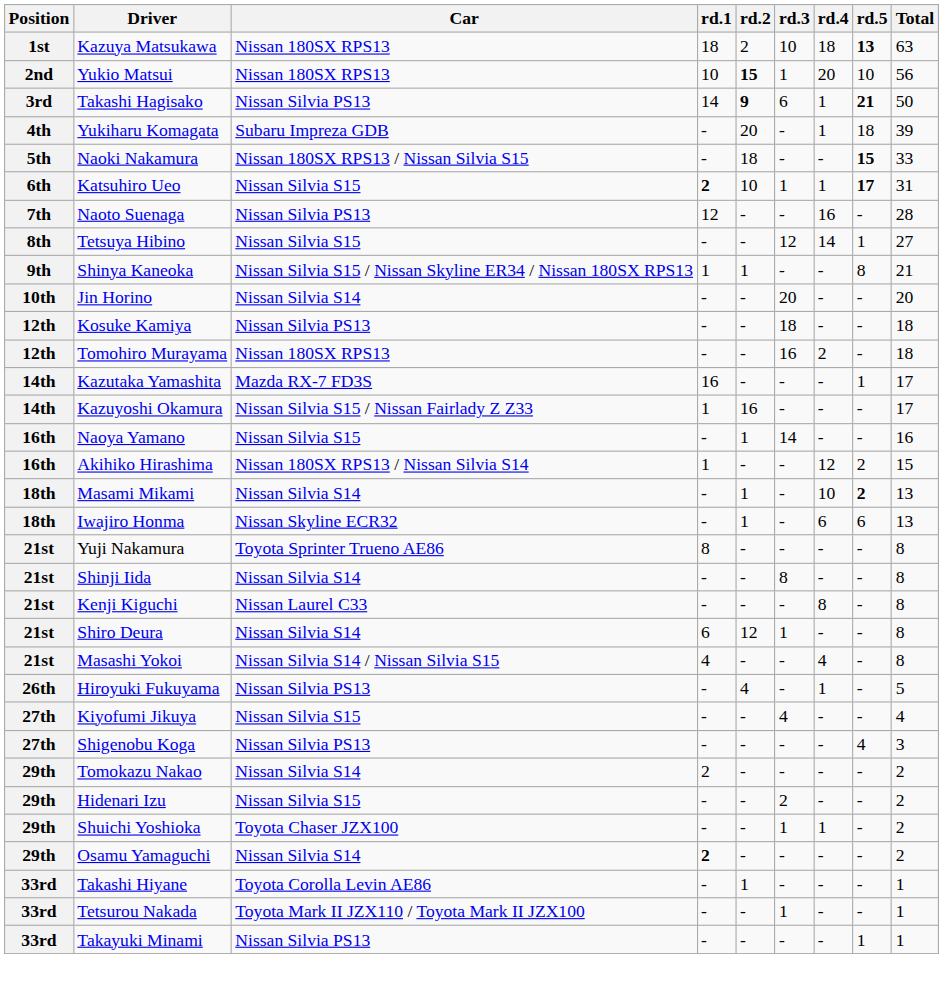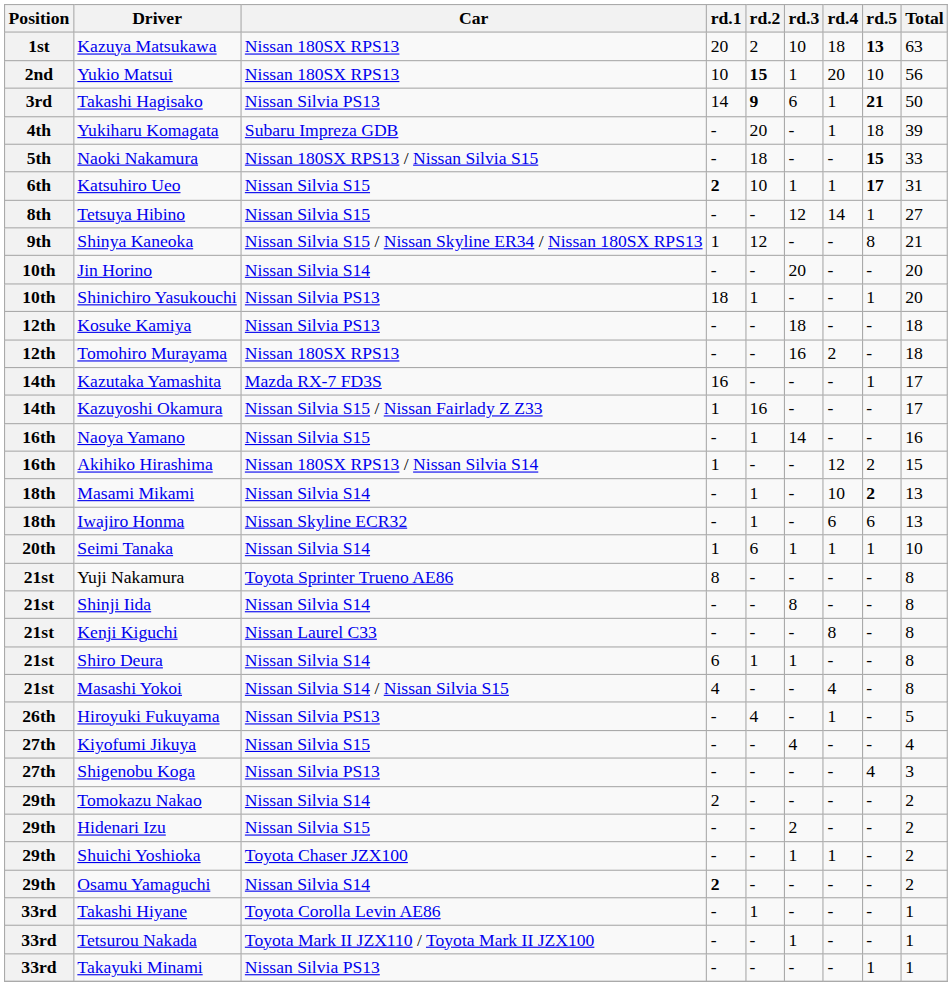(710, 46) 18 -> (719, 46) 20
- row: (131, 213)
(744, 269) 1 -> (758, 241) 12
+ row: (157, 297)
+ row: (125, 548)
(749, 632) 12 -> (754, 660) 1
